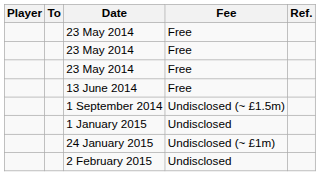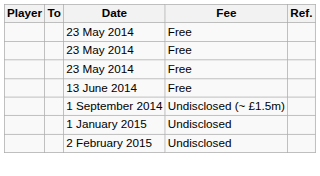- row: (110, 143)
